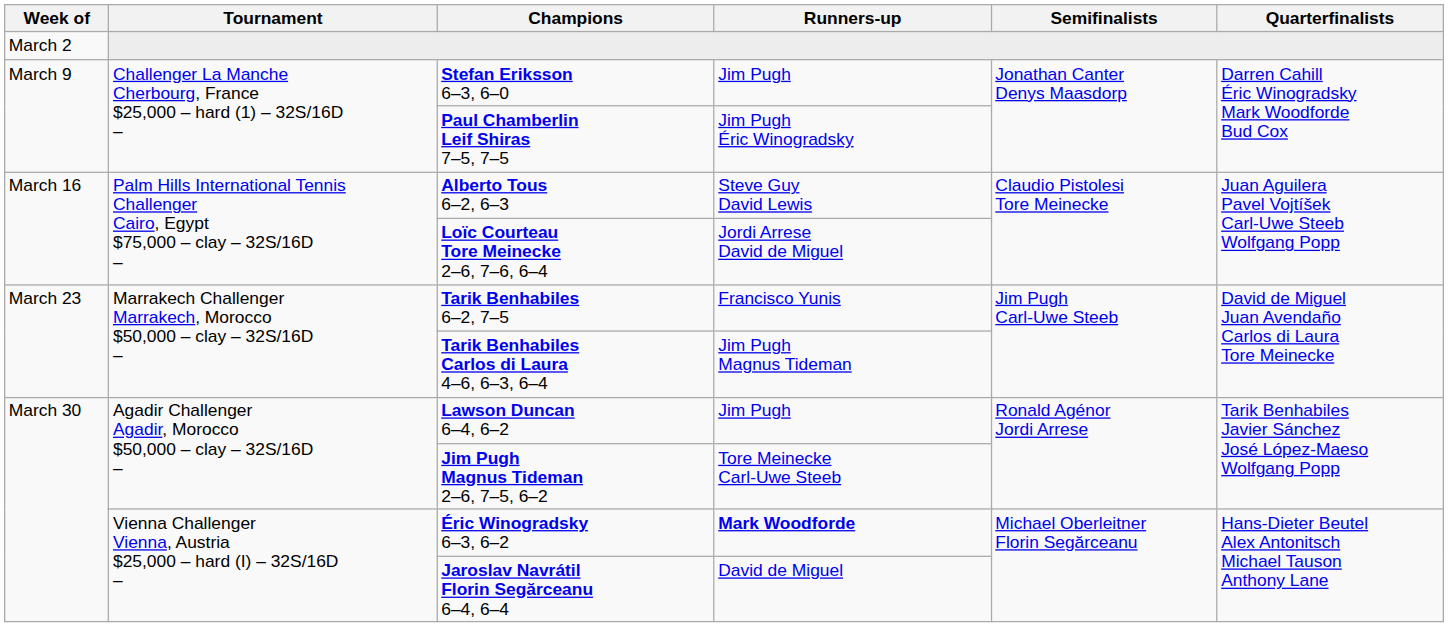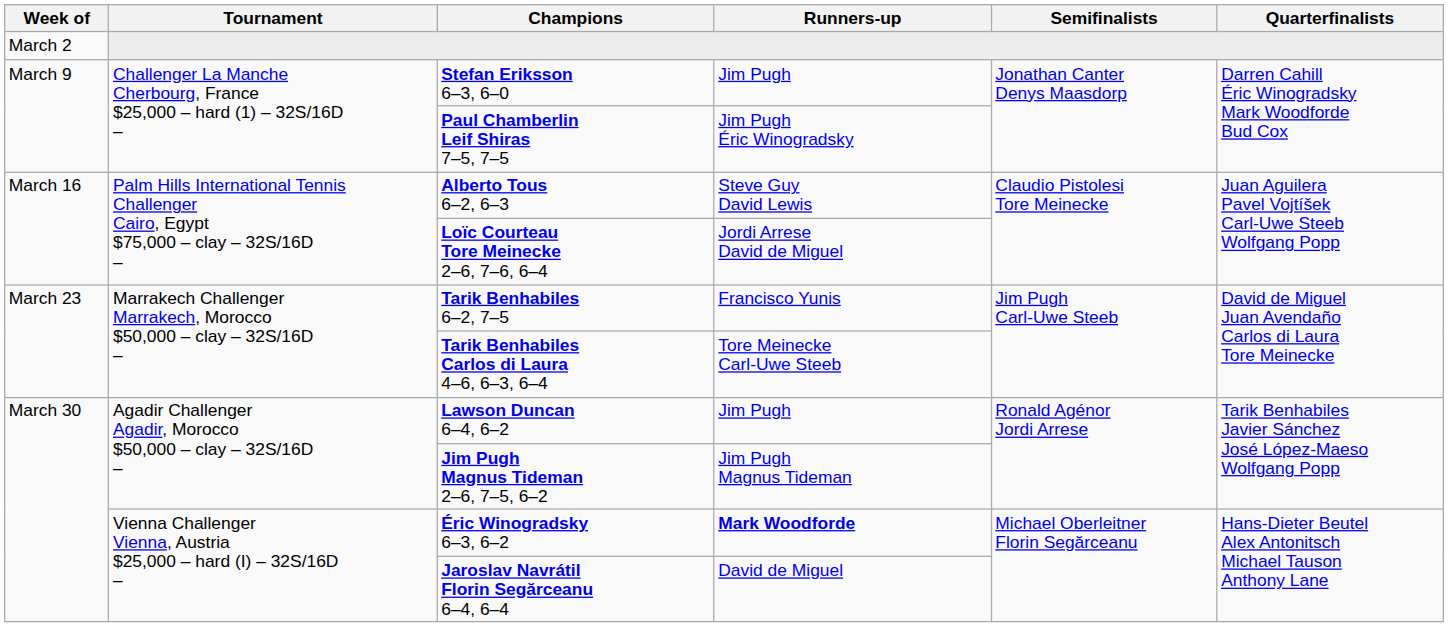(785, 354) Jim Pugh Magnus Tideman -> (780, 354) Tore Meinecke Carl-Uwe Steeb
(780, 467) Tore Meinecke Carl-Uwe Steeb -> (785, 467) Jim Pugh Magnus Tideman
